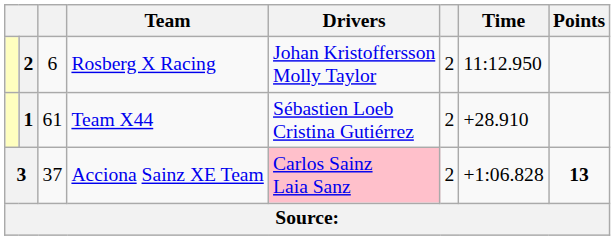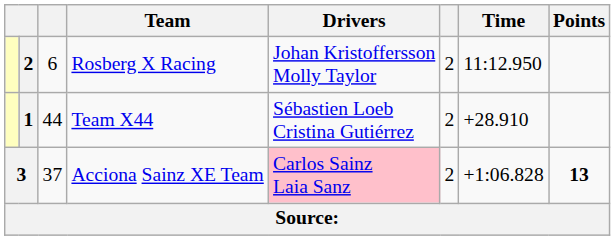(52, 119) 61 -> (52, 119) 44
